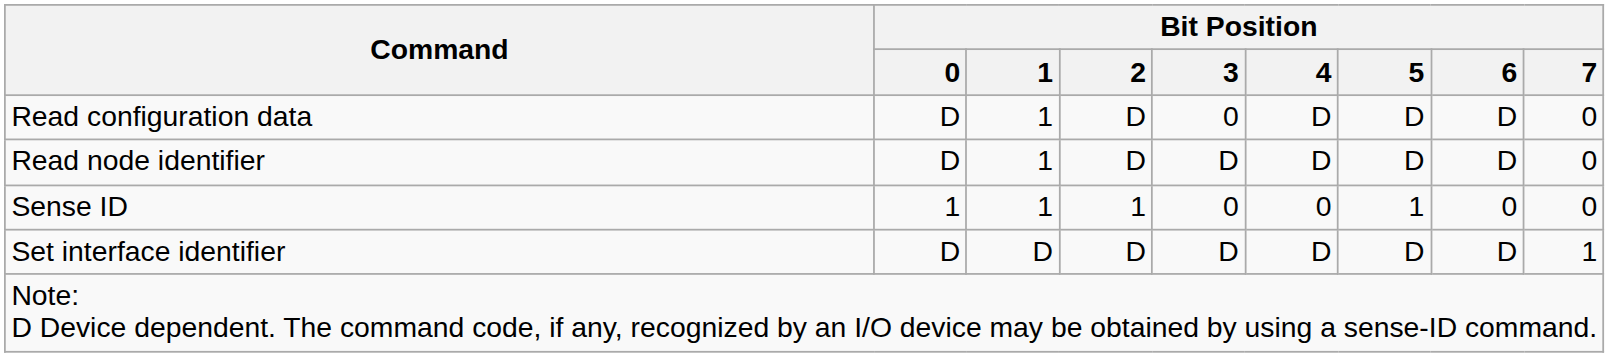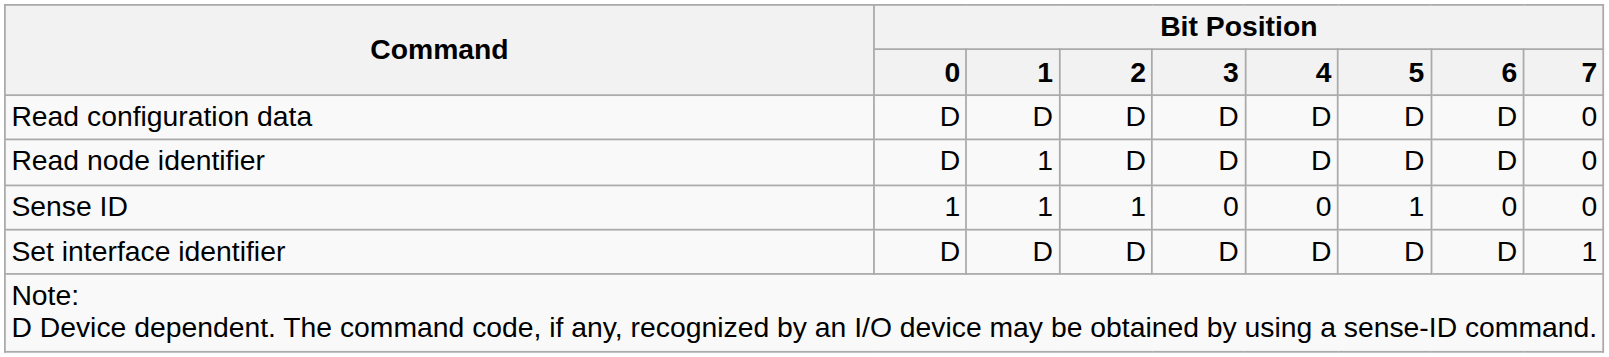(1045, 116) 1 -> (1043, 116) D
(1231, 116) 0 -> (1228, 116) D
